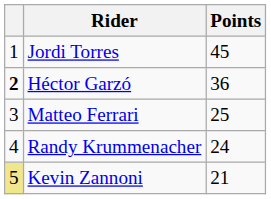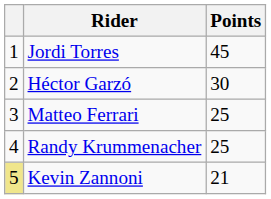(14, 83) bold -> (14, 83) normal
(220, 83) 36 -> (220, 83) 30
(220, 146) 24 -> (220, 146) 25
